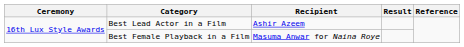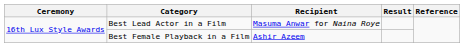(279, 23) Ashir Azeem -> (316, 23) Masuma Anwar for Naina Roye
(316, 36) Masuma Anwar for Naina Roye -> (279, 36) Ashir Azeem
